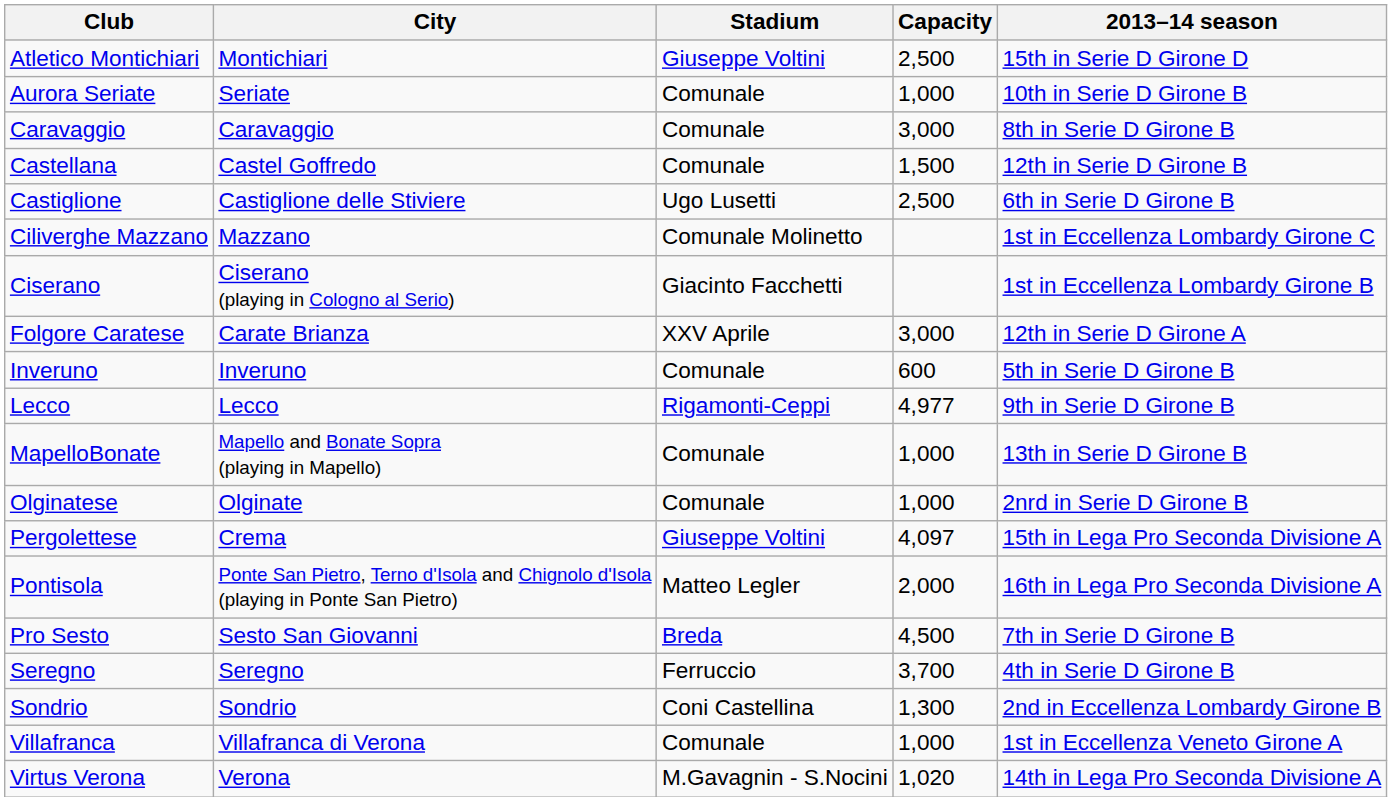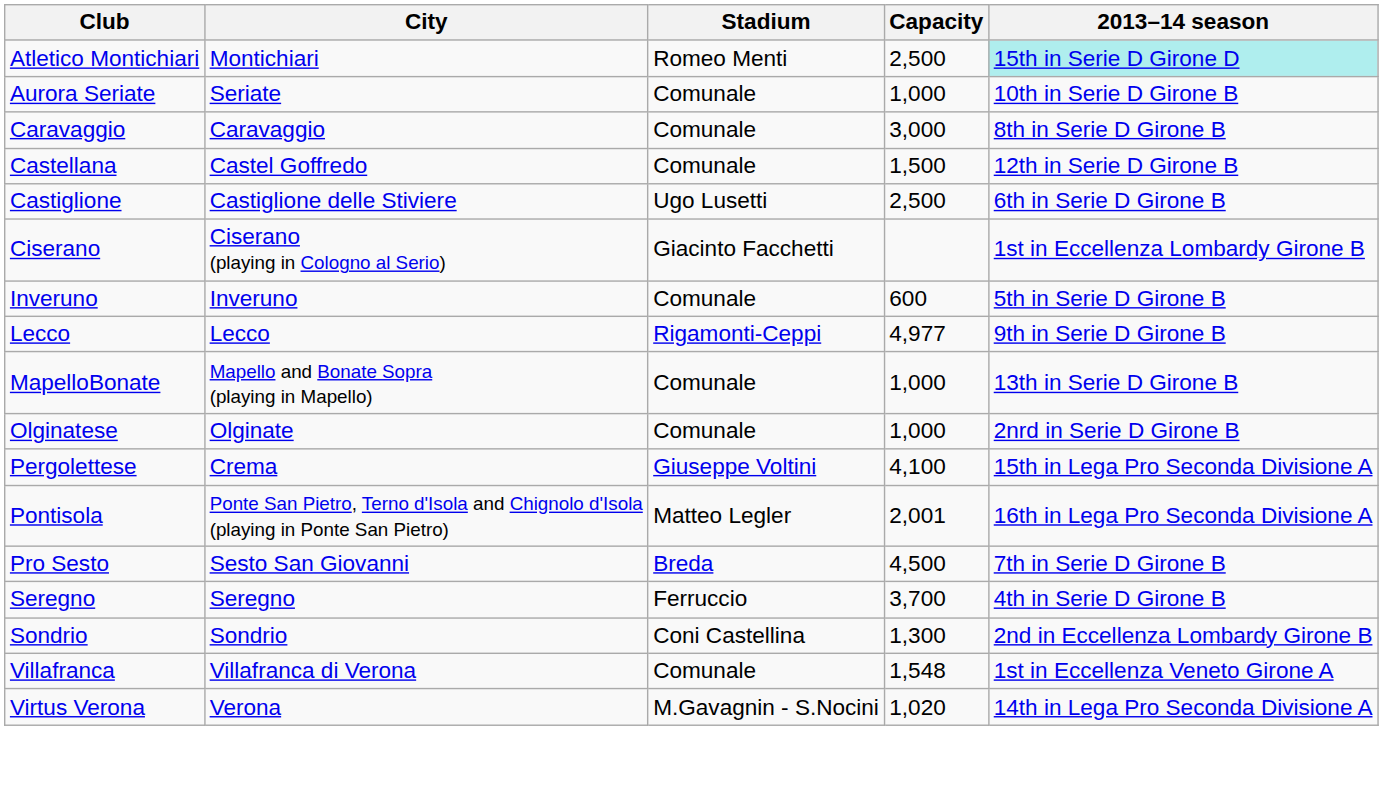(744, 58) Giuseppe Voltini -> (720, 58) Romeo Menti
(1125, 58) no background -> (1117, 58) paleturquoise background
- row: (109, 237)
- row: (97, 333)
(926, 538) 4,097 -> (918, 466) 4,100
(926, 586) 2,000 -> (918, 515) 2,001
(926, 742) 1,000 -> (918, 670) 1,548
